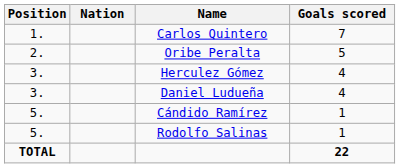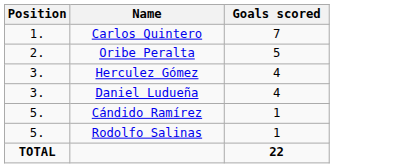- column: (102, 15)
